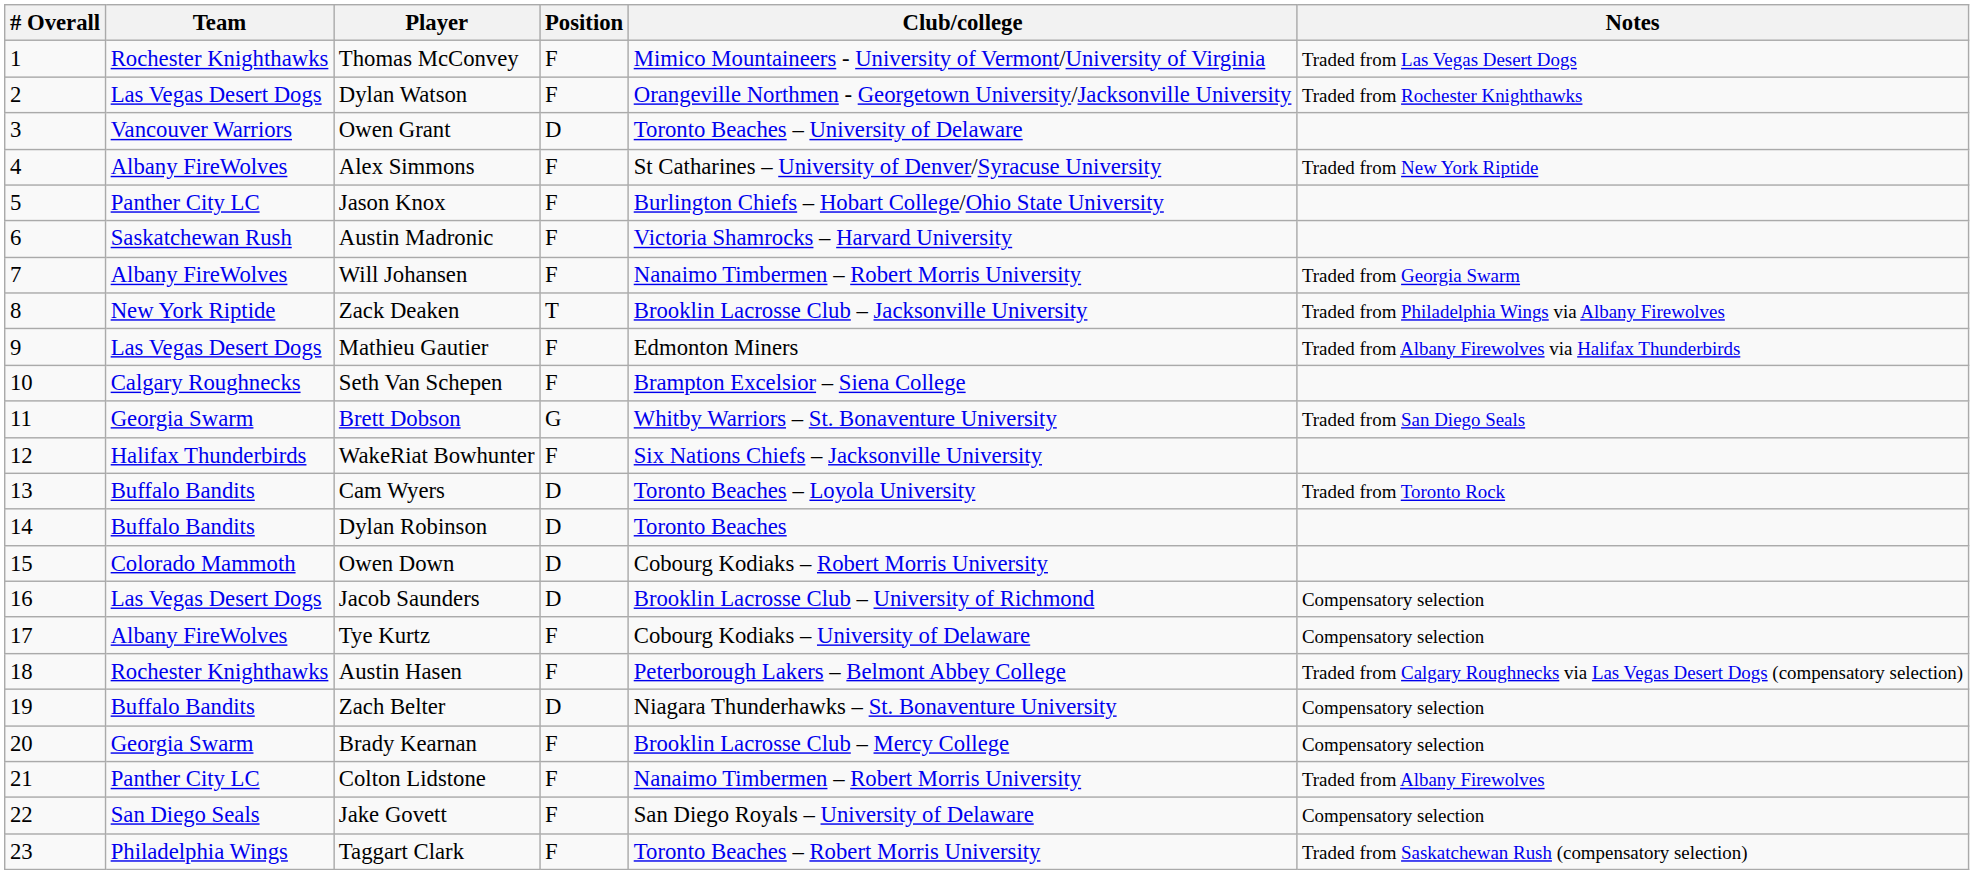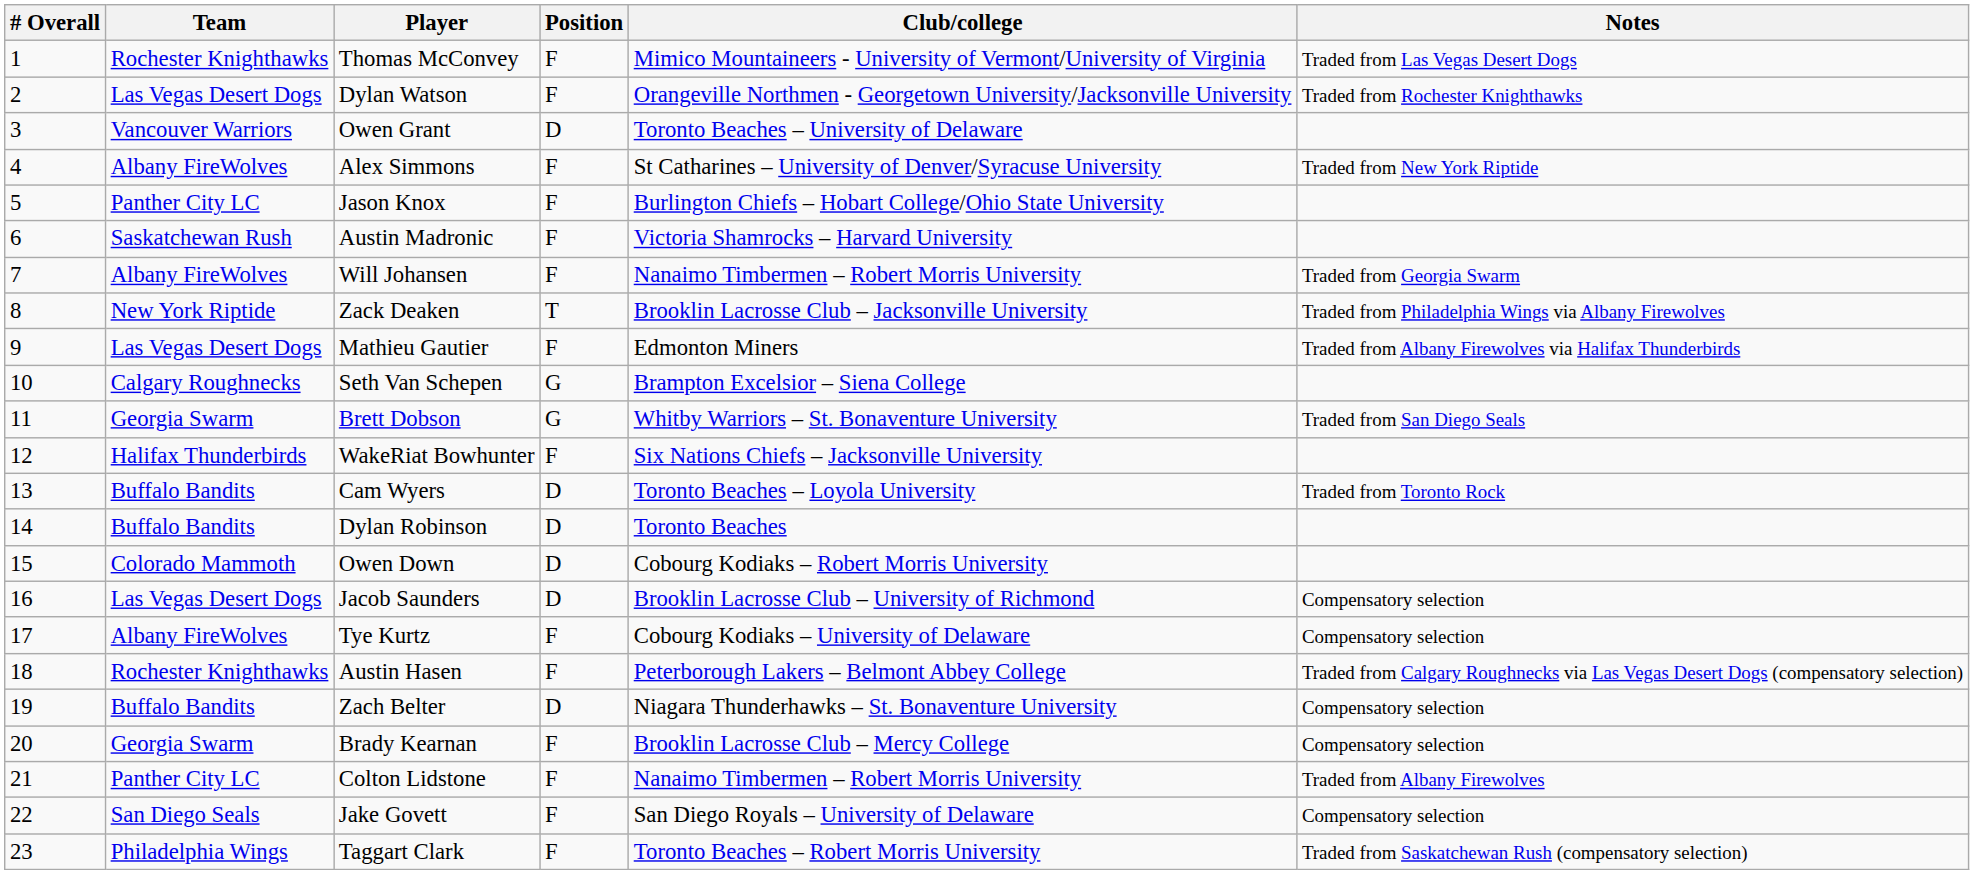(551, 382) F -> (553, 382) G
